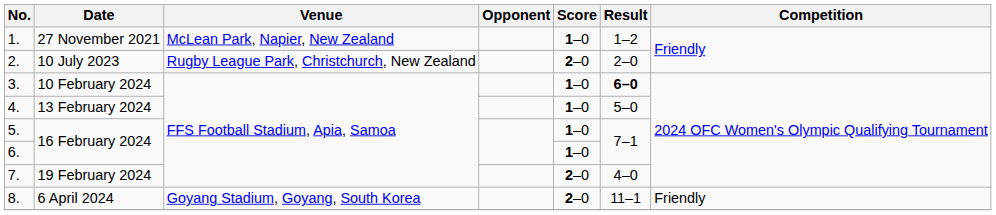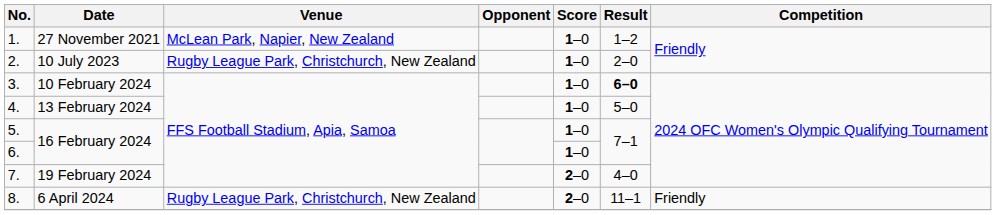(577, 61) 2–0 -> (577, 61) 1–0
(294, 198) Goyang Stadium, Goyang, South Korea -> (321, 198) Rugby League Park, Christchurch, New Zealand
